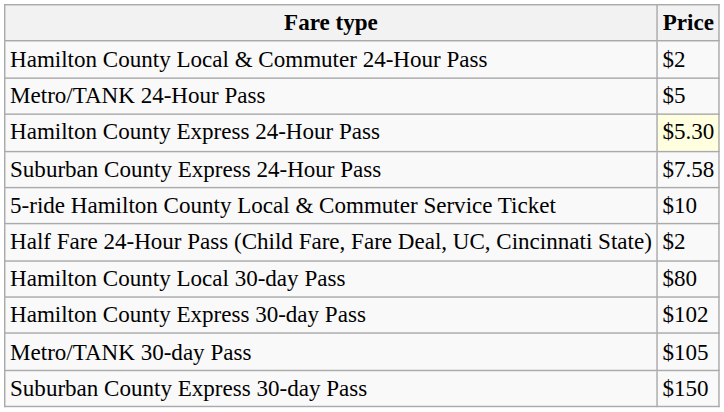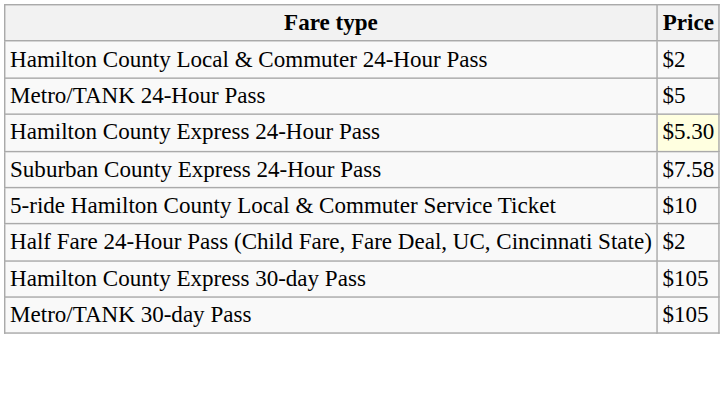- row: (178, 278)
(685, 315) $102 -> (685, 278) $105
- row: (189, 388)
